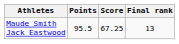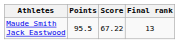(112, 28) 67.25 -> (112, 28) 67.22
